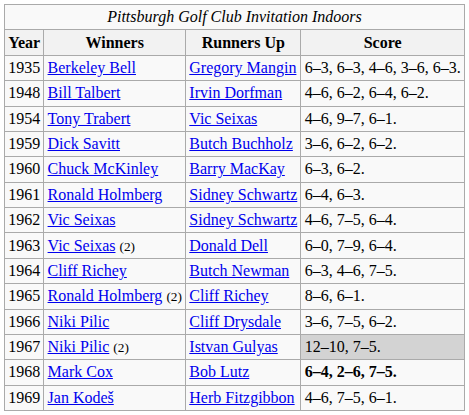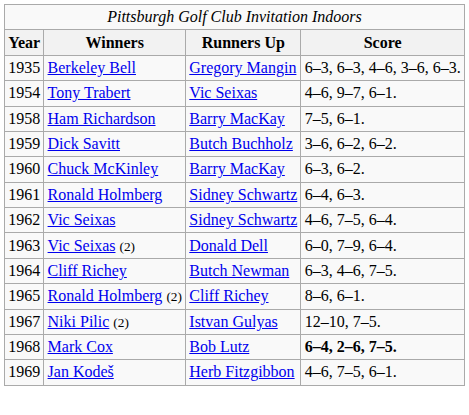- row: (84, 93)
+ row: (102, 118)
- row: (78, 321)
(343, 347) lightgrey background -> (343, 321) no background
